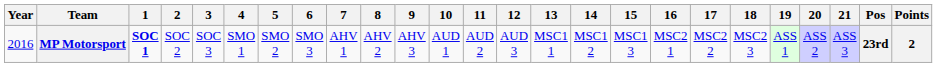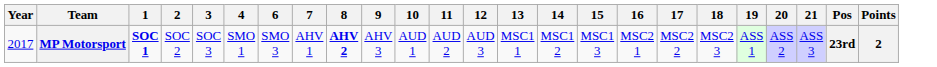- column: (275, 14)
(20, 43) 2016 -> (20, 43) 2017
(378, 43) normal -> (344, 43) bold
